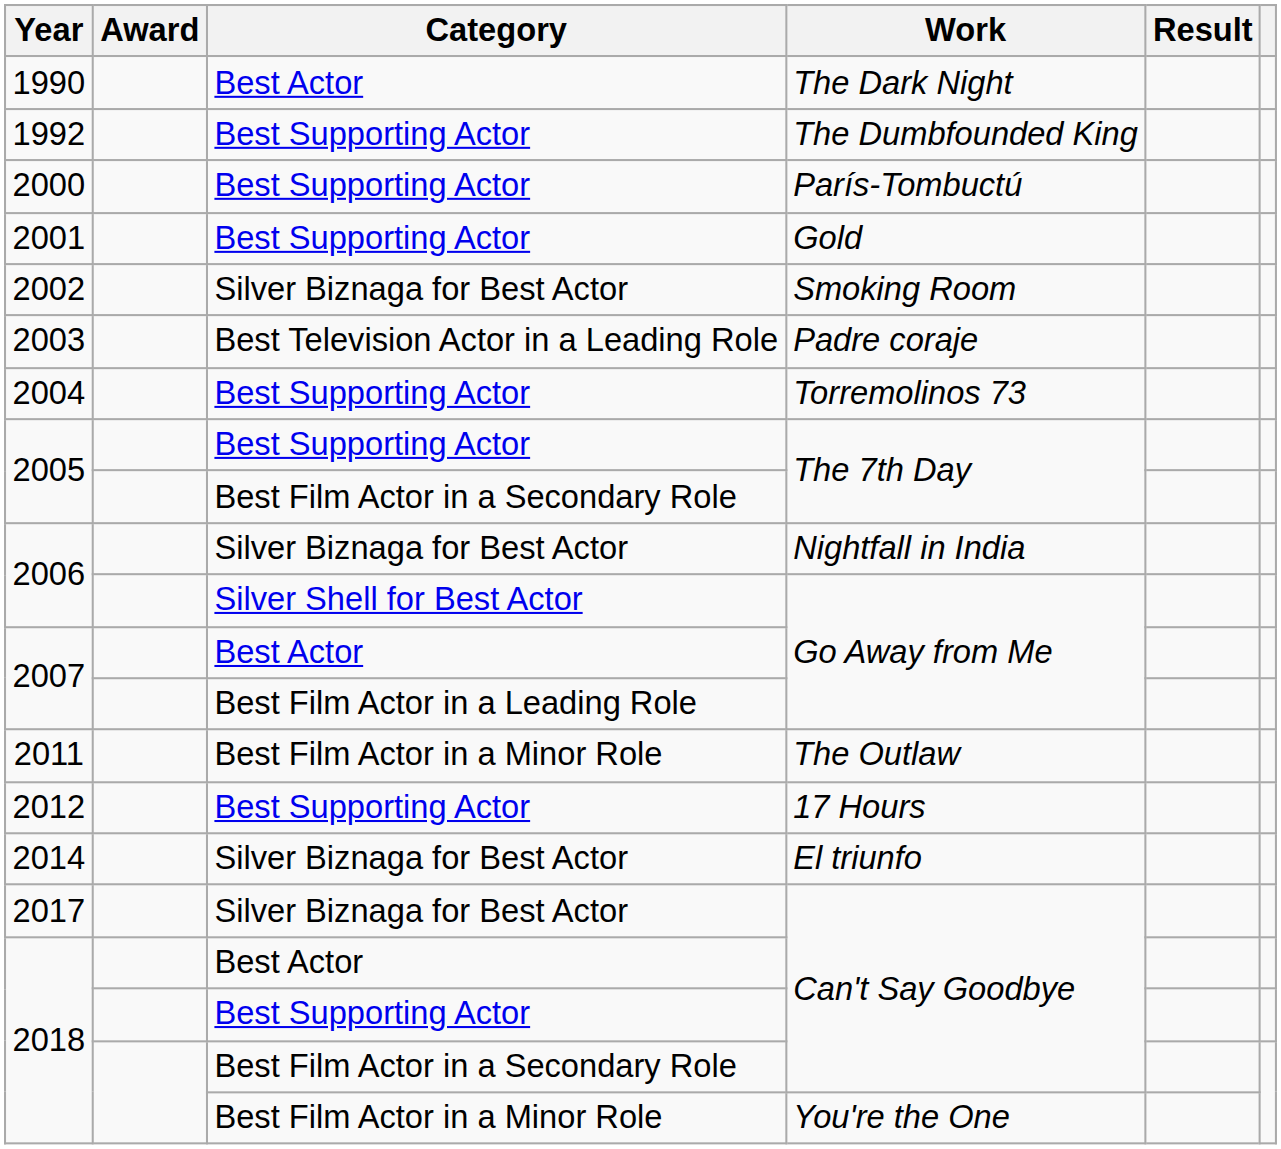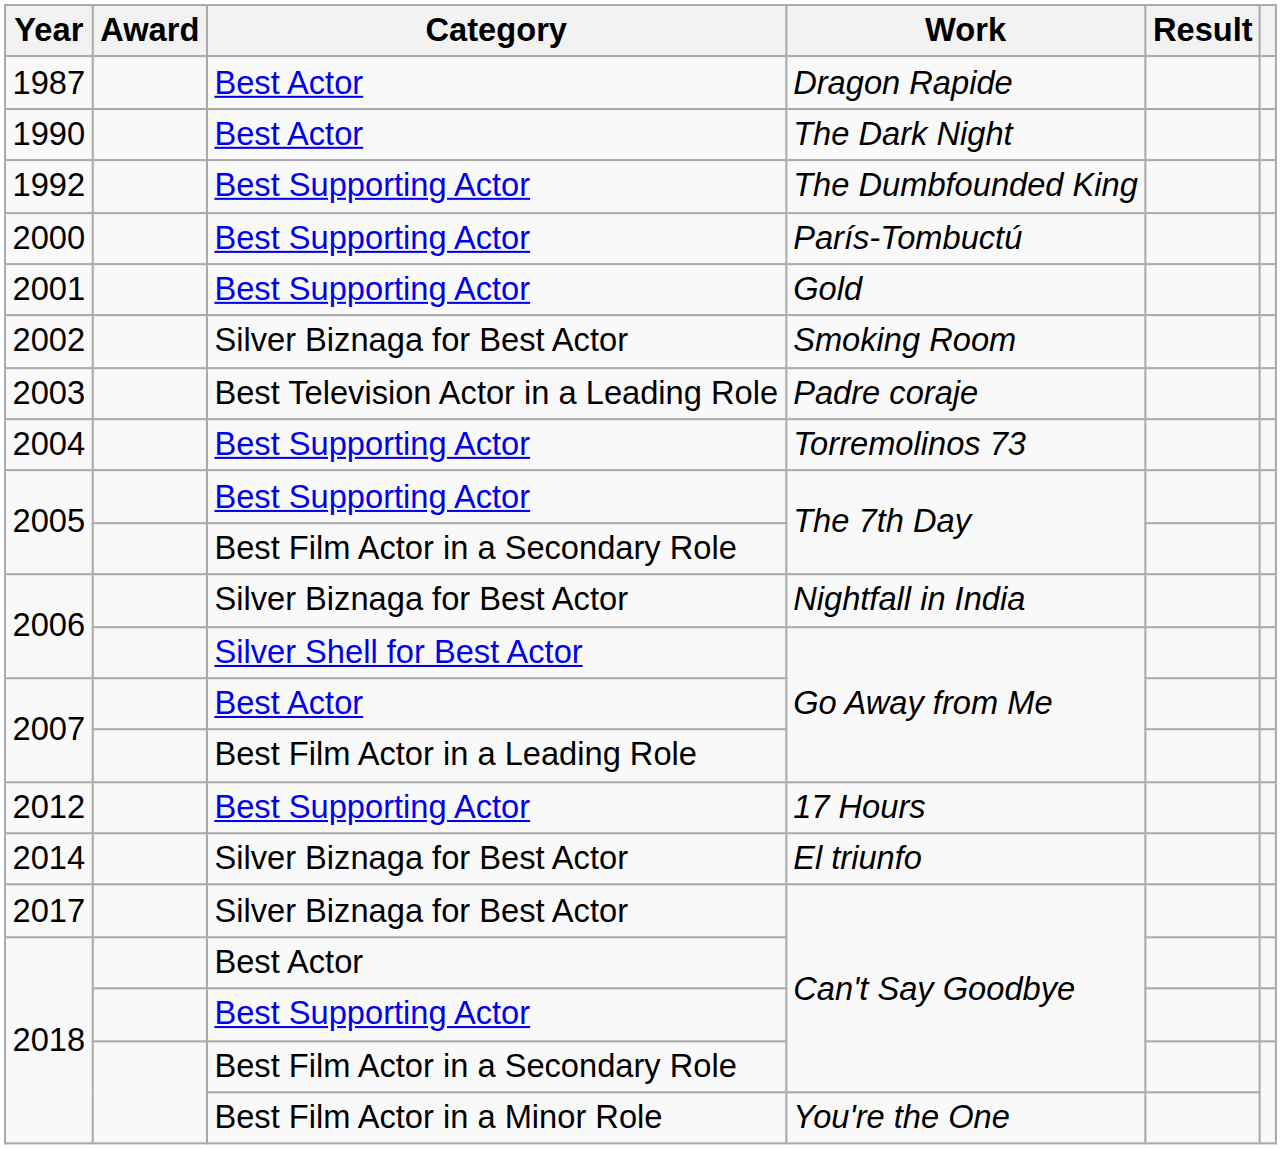+ row: (49, 82)
- row: (49, 755)
